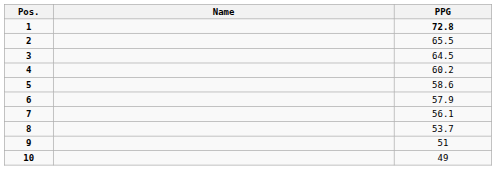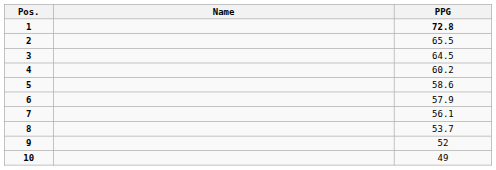(443, 143) 51 -> (443, 143) 52
